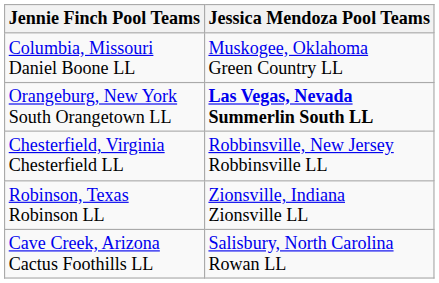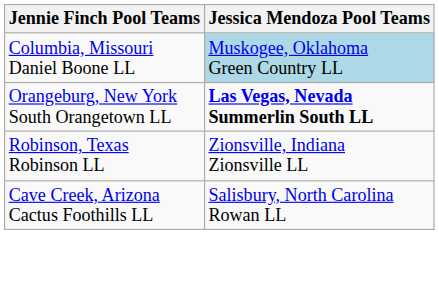(288, 57) no background -> (288, 57) lightblue background
- row: (87, 155)
